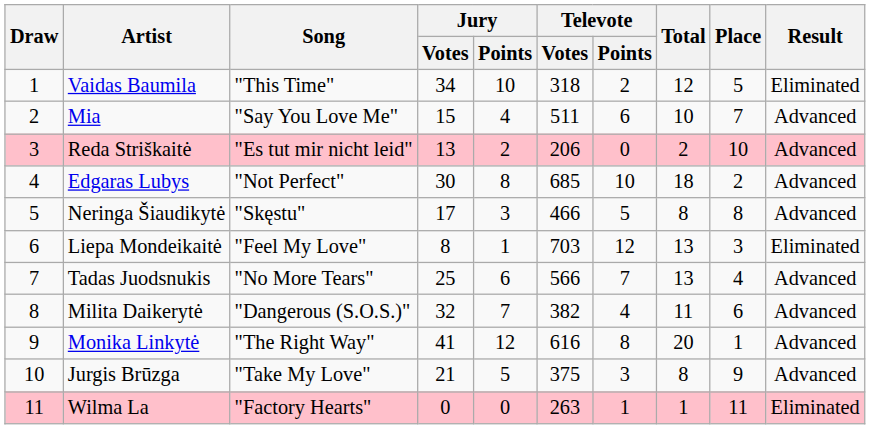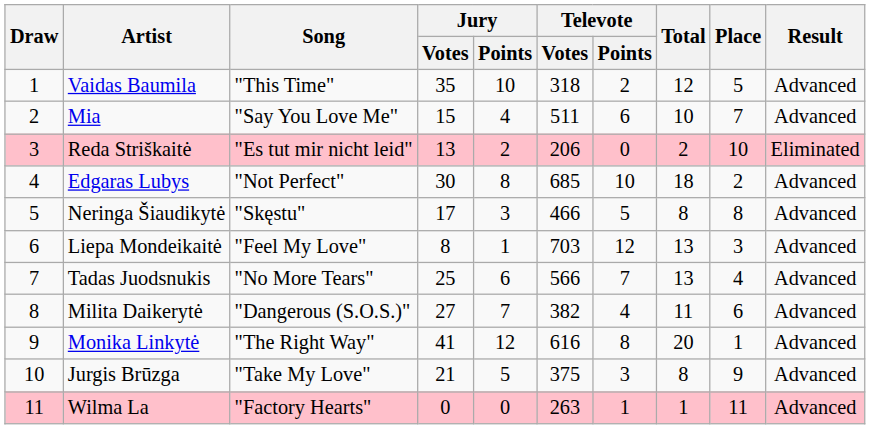(445, 85) 34 -> (445, 85) 35
(815, 85) Eliminated -> (815, 85) Advanced
(815, 149) Advanced -> (815, 149) Eliminated
(815, 246) Eliminated -> (815, 246) Advanced
(445, 310) 32 -> (445, 310) 27
(815, 407) Eliminated -> (815, 407) Advanced
